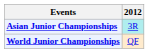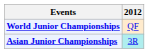rows swapped: (62, 26) <-> (63, 41)
